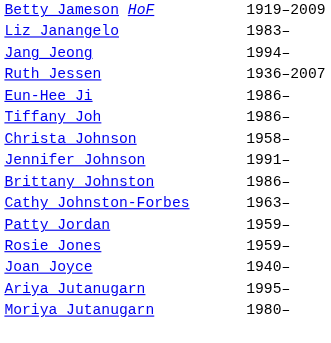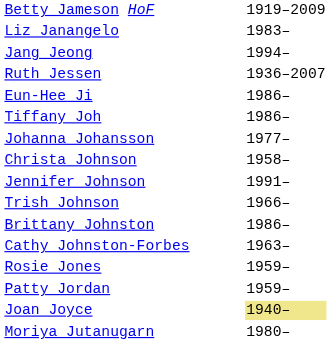+ row: (79, 139)
+ row: (62, 203)
rows swapped: (53, 246) <-> (57, 225)
(268, 268) no background -> (268, 310) khaki background
- row: (75, 289)
